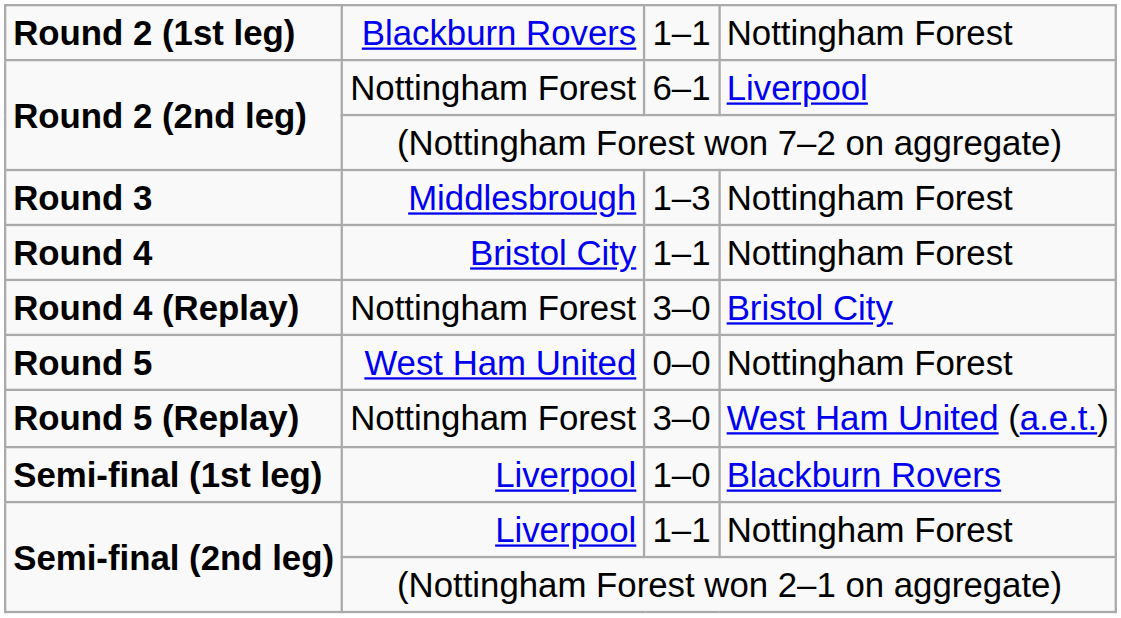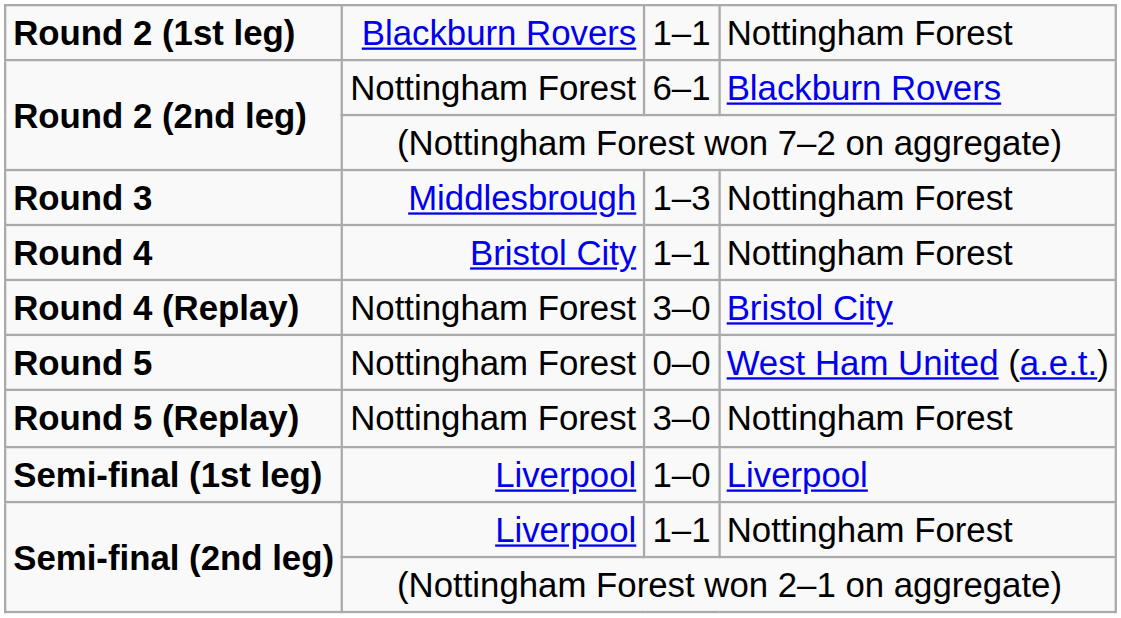(797, 88) Liverpool -> (864, 88) Blackburn Rovers
(500, 364) West Ham United -> (493, 364) Nottingham Forest
(870, 364) Nottingham Forest -> (918, 364) West Ham United (a.e.t.)
(918, 419) West Ham United (a.e.t.) -> (870, 419) Nottingham Forest
(864, 474) Blackburn Rovers -> (797, 474) Liverpool
